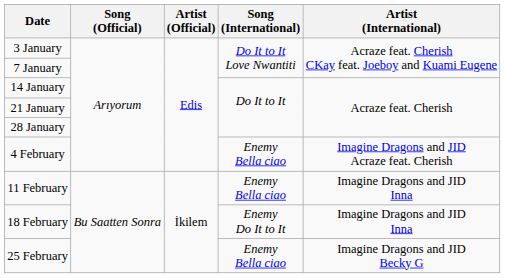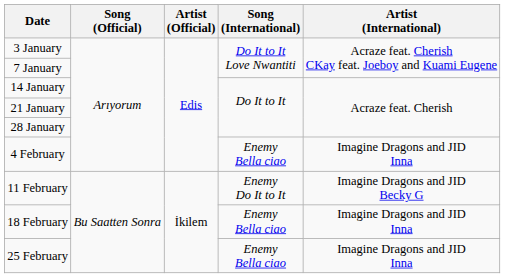(402, 154) Imagine Dragons and JID Acraze feat. Cherish -> (402, 154) Imagine Dragons and JID Inna
(261, 188) Enemy Bella ciao -> (261, 188) Enemy Do It to It
(402, 188) Imagine Dragons and JID Inna -> (402, 188) Imagine Dragons and JID Becky G
(261, 221) Enemy Do It to It -> (261, 221) Enemy Bella ciao
(402, 255) Imagine Dragons and JID Becky G -> (402, 255) Imagine Dragons and JID Inna
